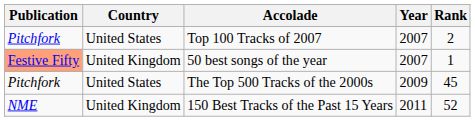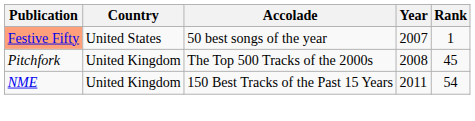- row: (254, 37)
(133, 60) United Kingdom -> (123, 37) United States
(123, 82) United States -> (133, 60) United Kingdom
(414, 82) 2009 -> (414, 60) 2008
(451, 104) 52 -> (451, 82) 54
